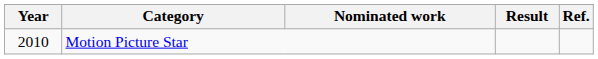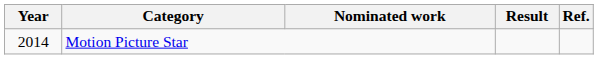(33, 41) 2010 -> (33, 41) 2014
